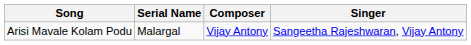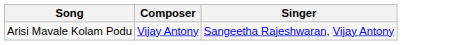- column: (169, 13)
